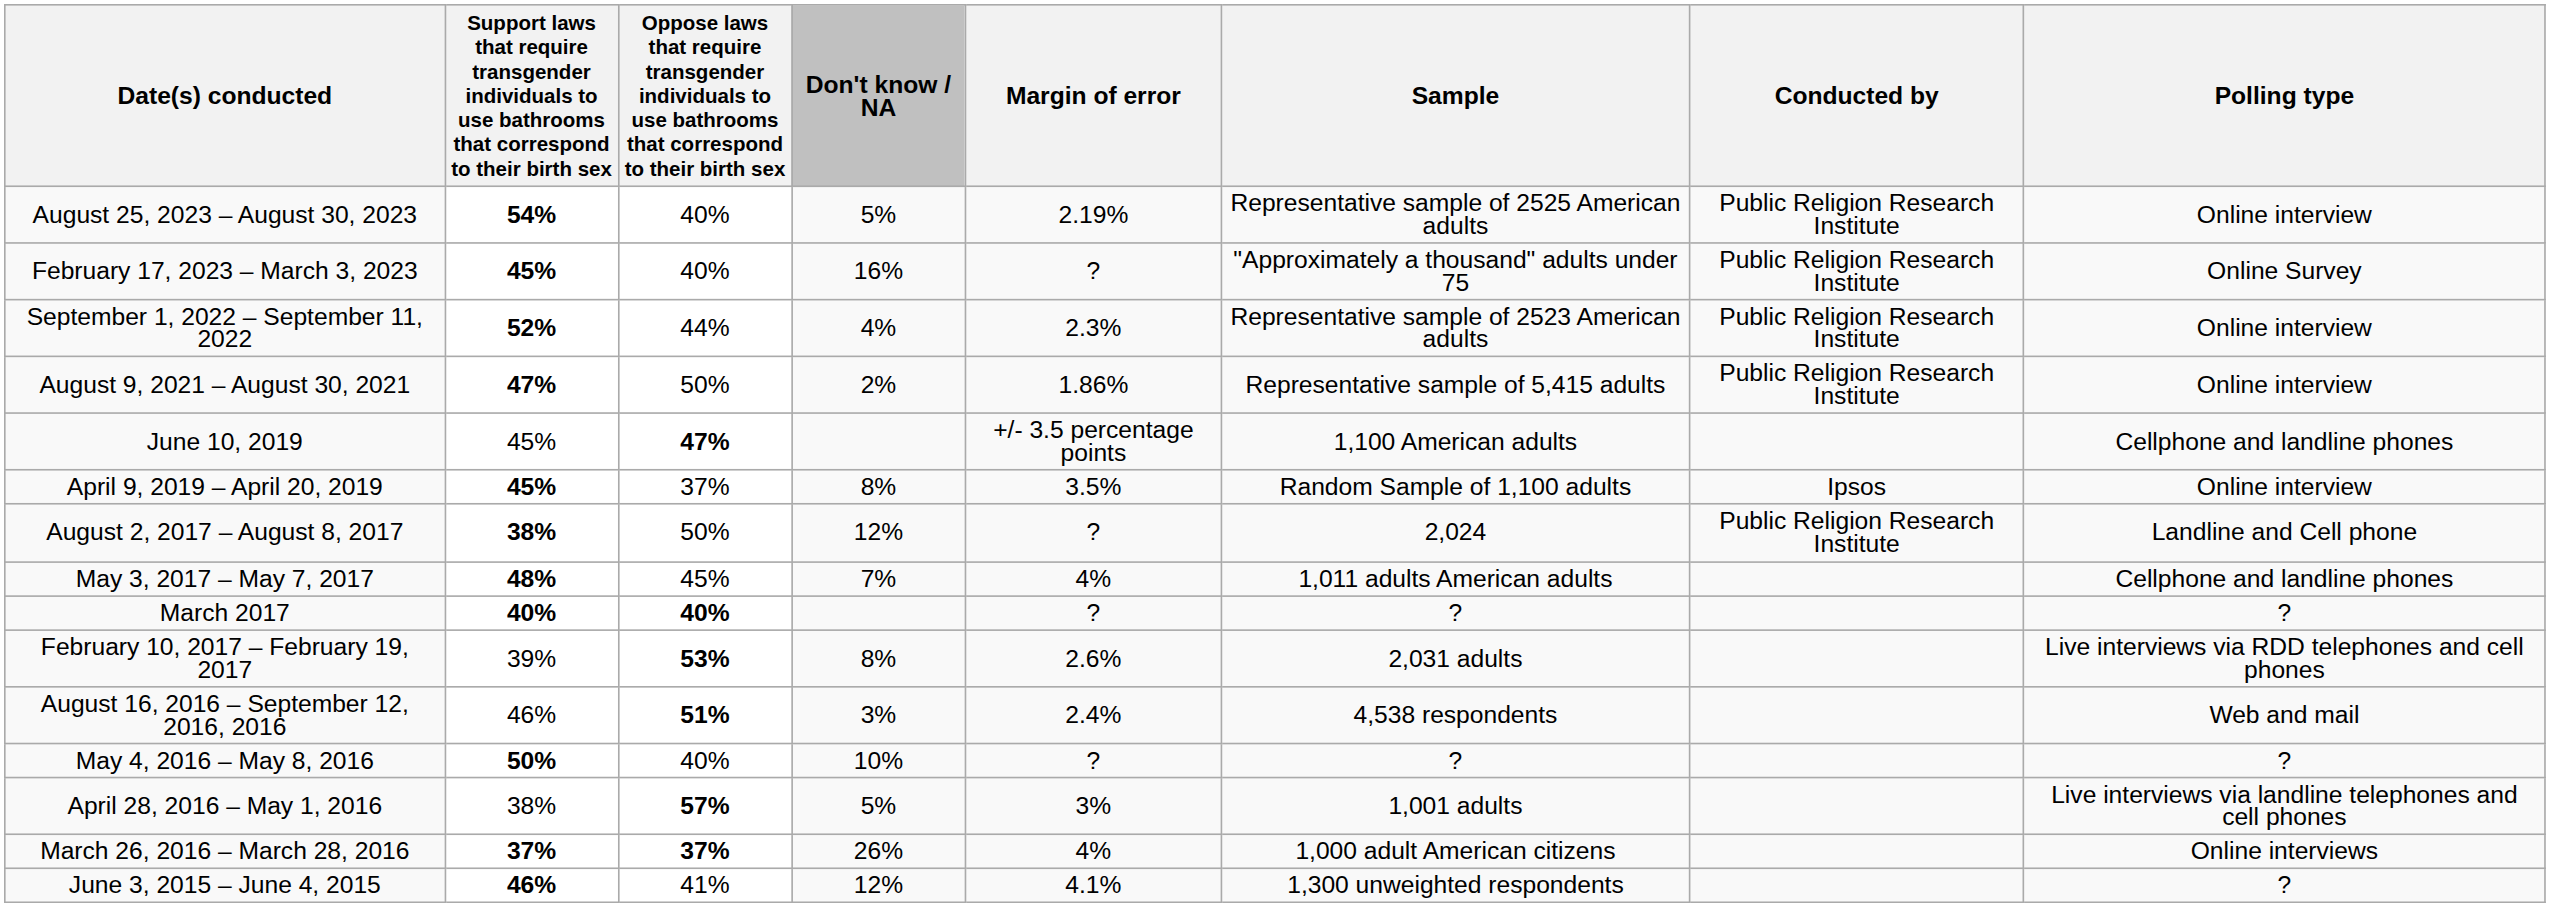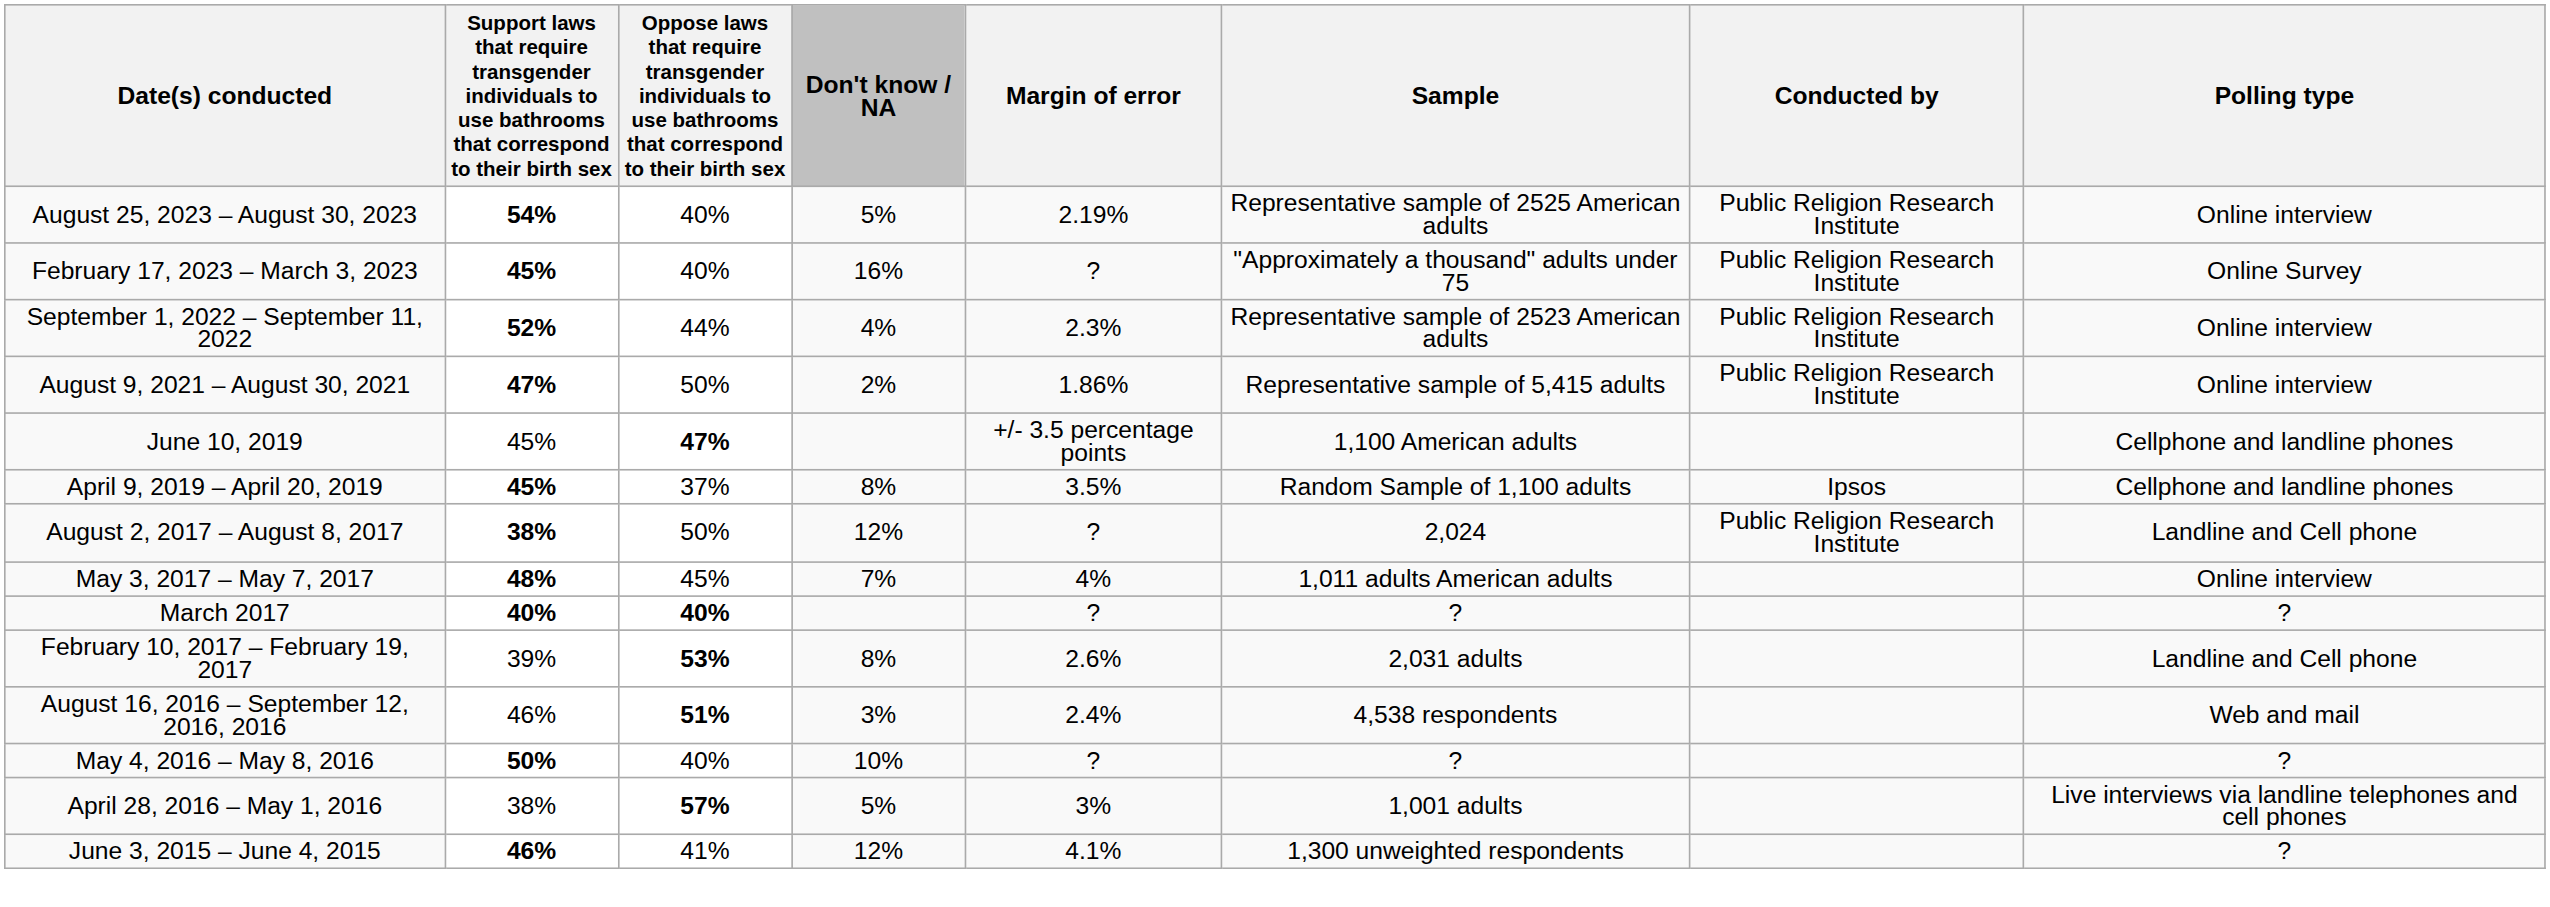(2284, 487) Online interview -> (2284, 487) Cellphone and landline phones
(2284, 578) Cellphone and landline phones -> (2284, 578) Online interview
(2284, 657) Live interviews via RDD telephones and cell phones -> (2284, 657) Landline and Cell phone
- row: (225, 850)
